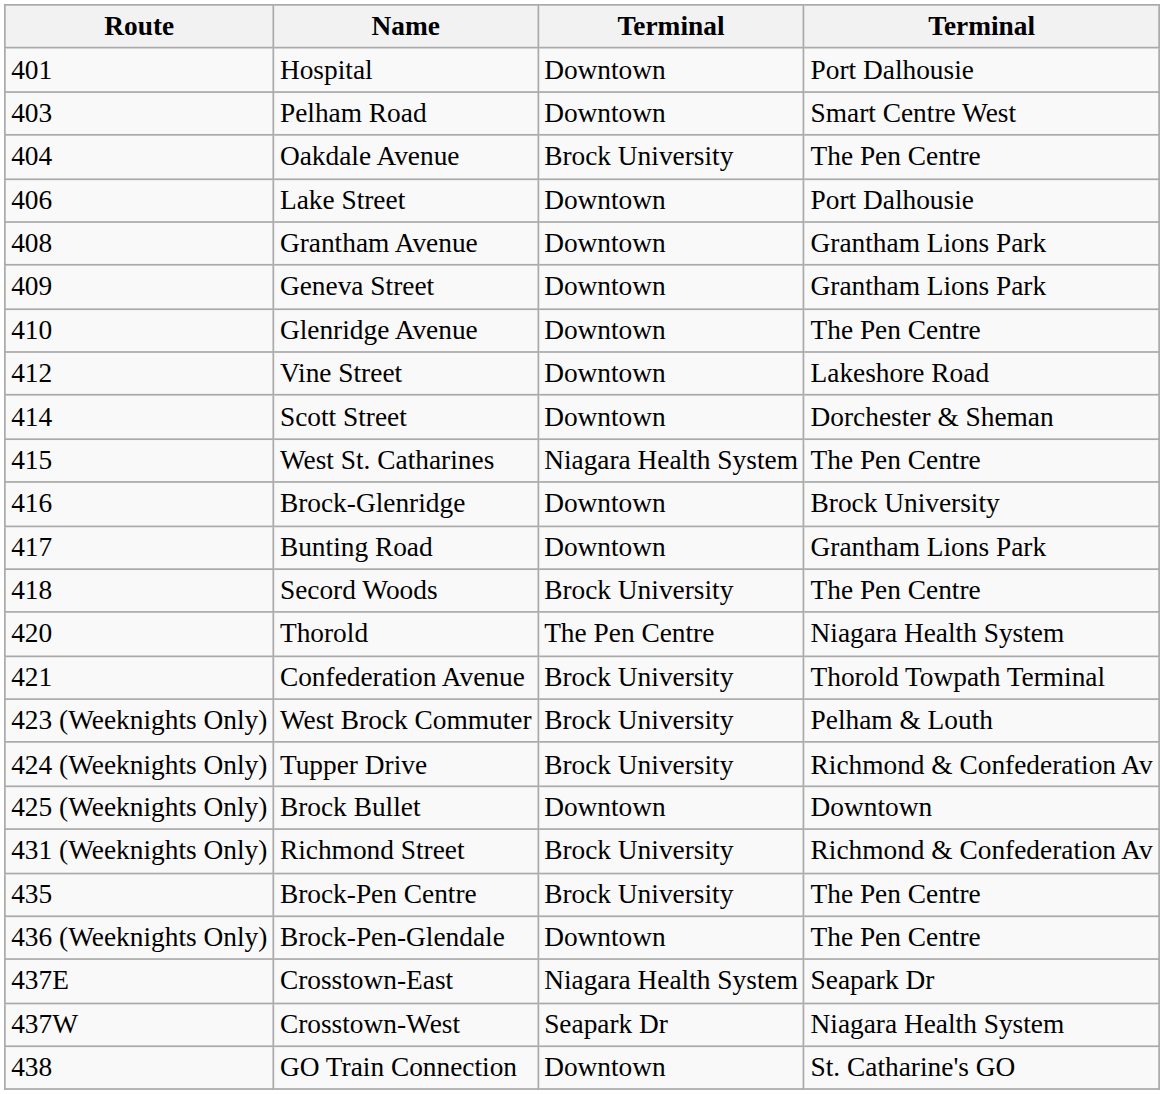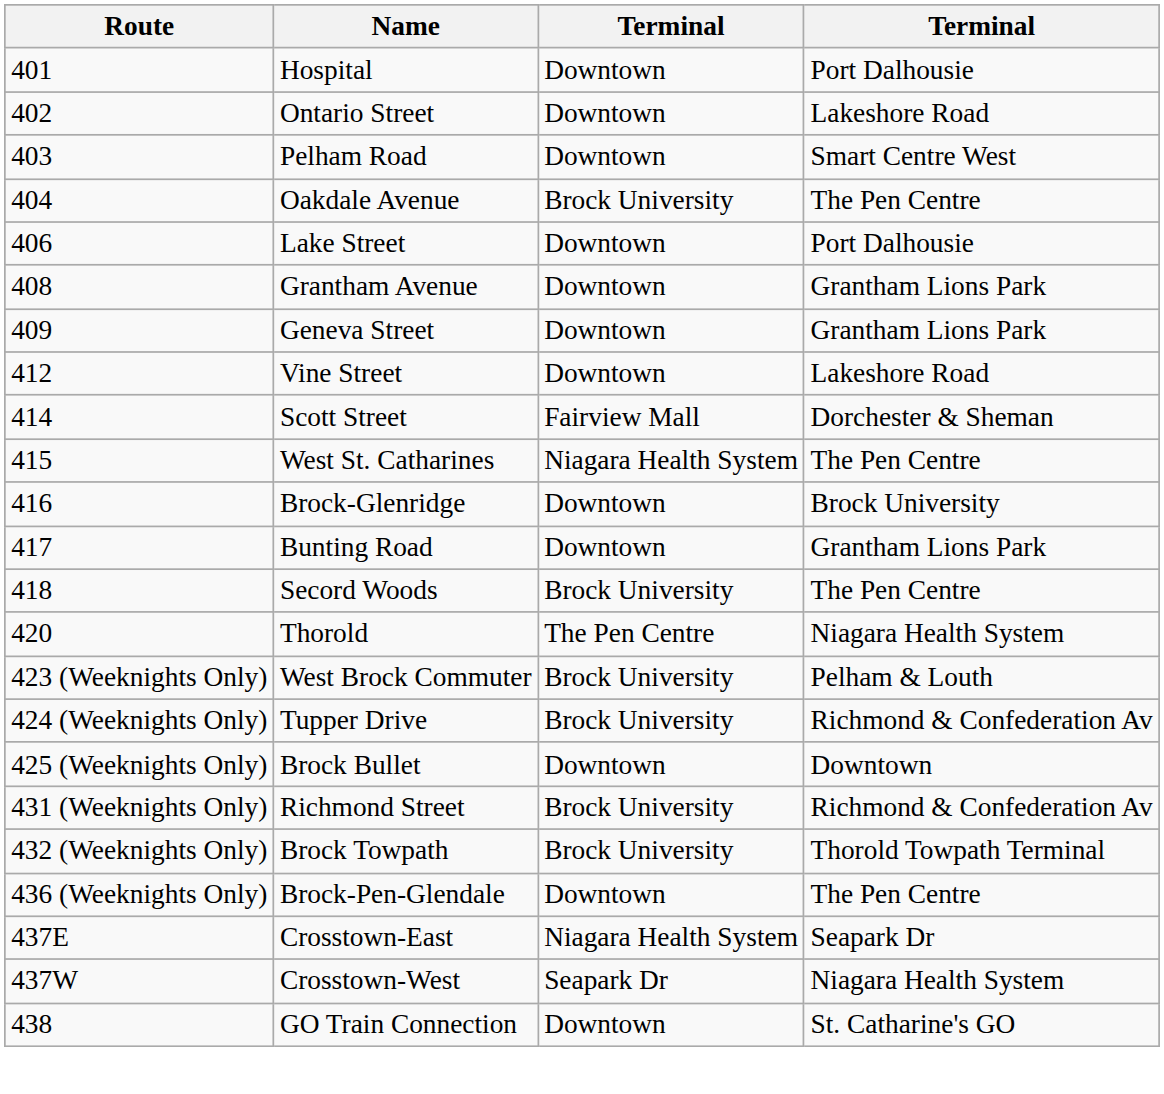+ row: (357, 112)
- row: (379, 329)
(605, 416) Downtown -> (622, 416) Fairview Mall
- row: (402, 677)
+ row: (364, 850)
- row: (378, 894)
